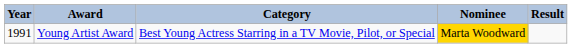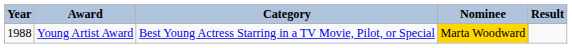(19, 33) 1991 -> (19, 33) 1988
